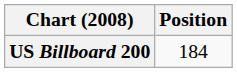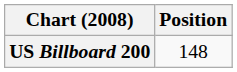(193, 51) 184 -> (193, 51) 148
